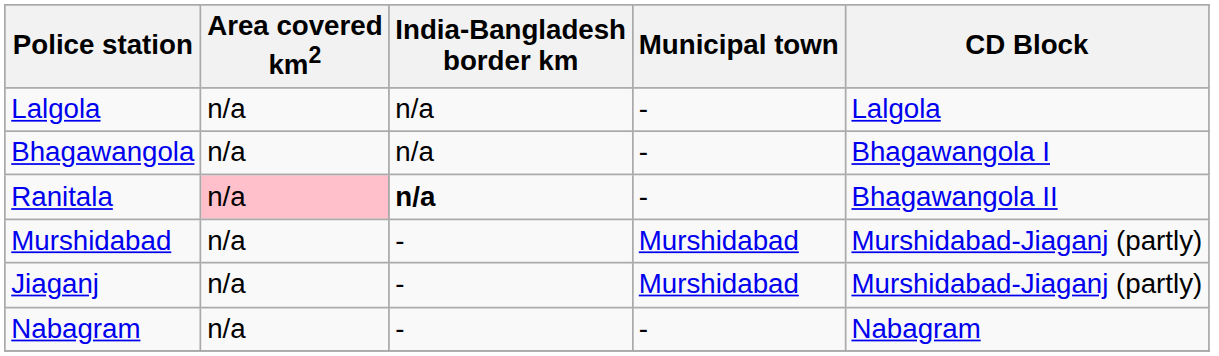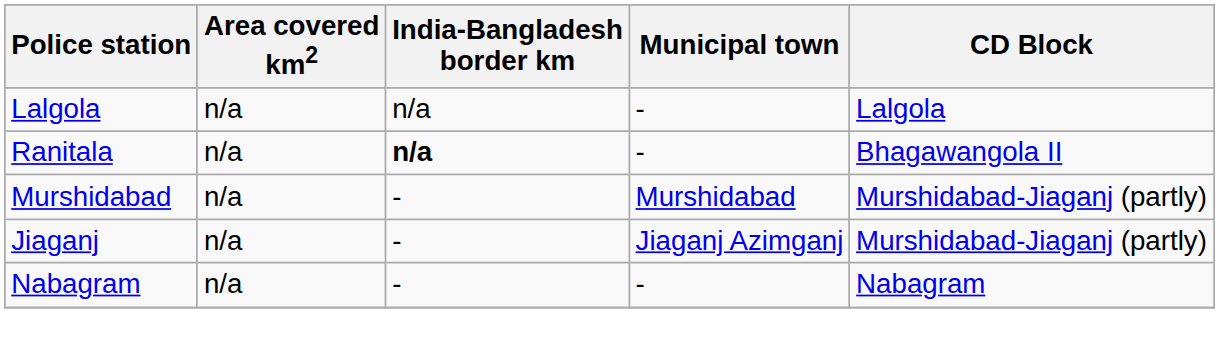- row: (103, 152)
(226, 196) pink background -> (223, 152) no background
(719, 284) Murshidabad -> (739, 240) Jiaganj Azimganj
